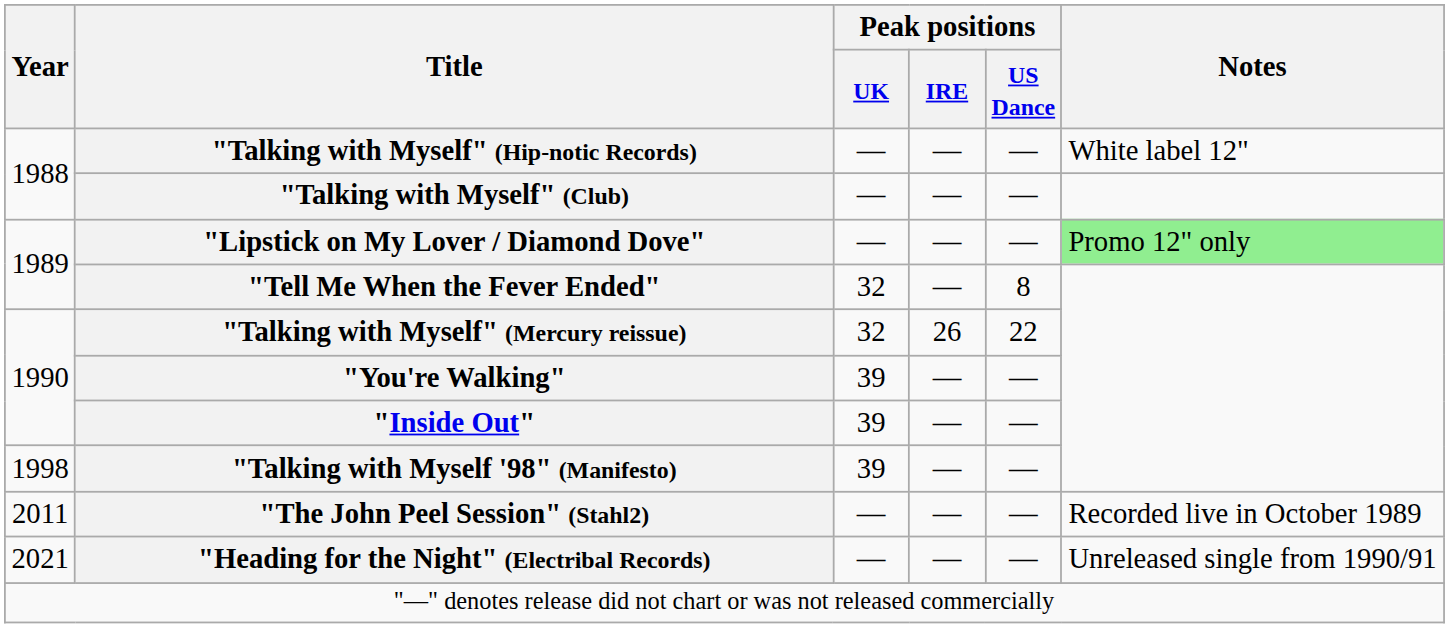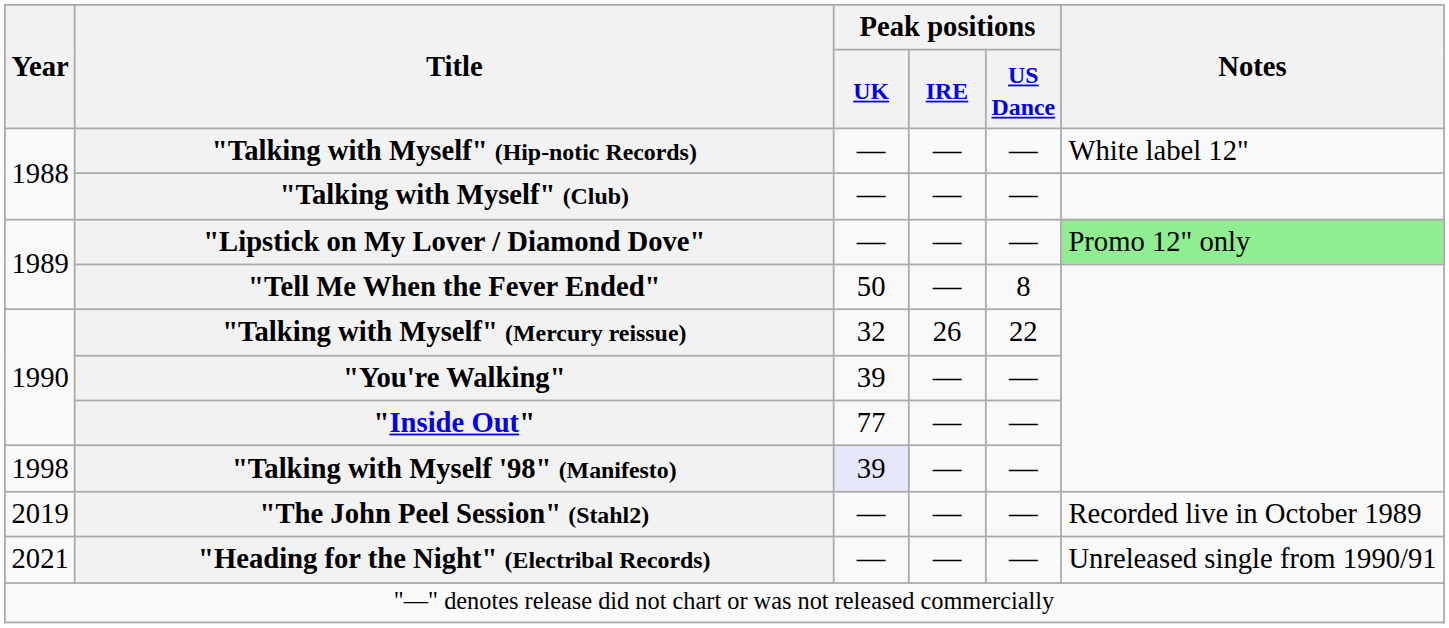(871, 286) 32 -> (871, 286) 50
(871, 422) 39 -> (871, 422) 77
(871, 468) no background -> (871, 468) lavender background
(40, 513) 2011 -> (40, 513) 2019
